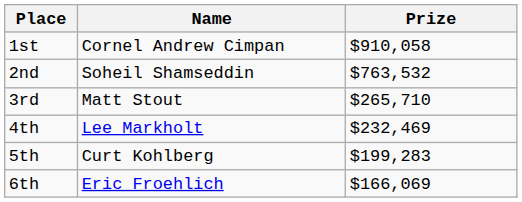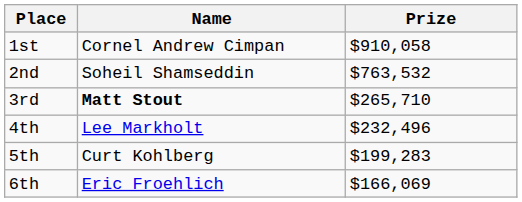(132, 101) normal -> (132, 101) bold
(390, 129) $232,469 -> (390, 129) $232,496
